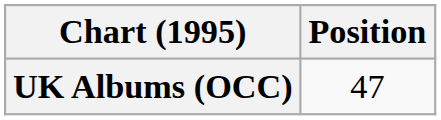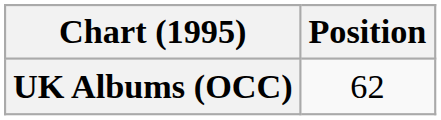(367, 85) 47 -> (367, 85) 62
